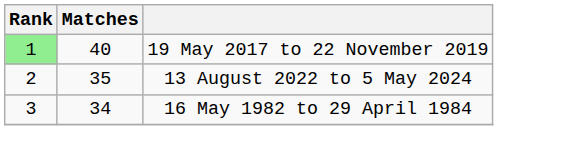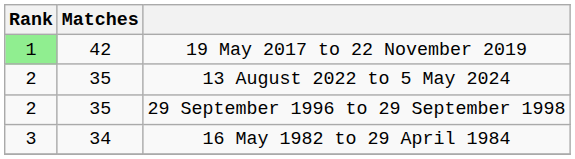(100, 50) 40 -> (100, 50) 42
+ row: (357, 109)
